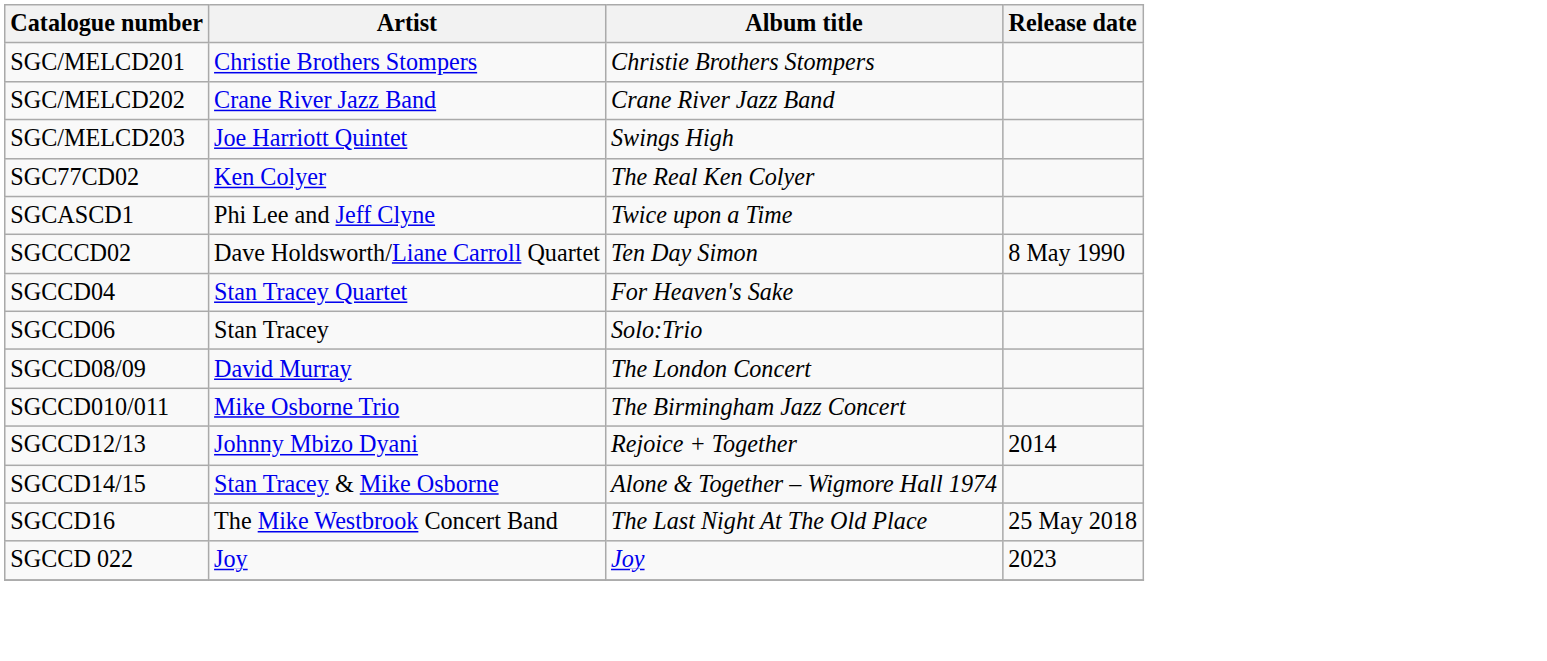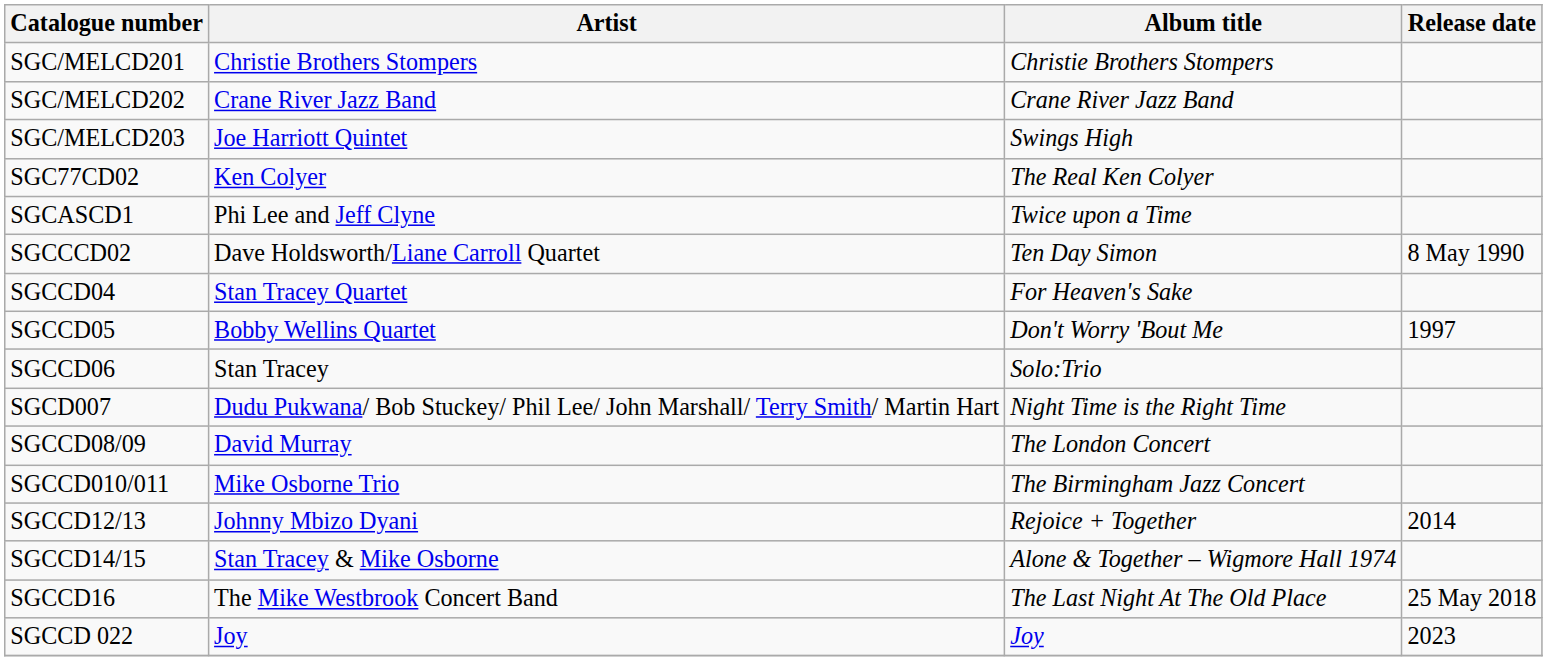+ row: (63, 330)
+ row: (61, 406)
